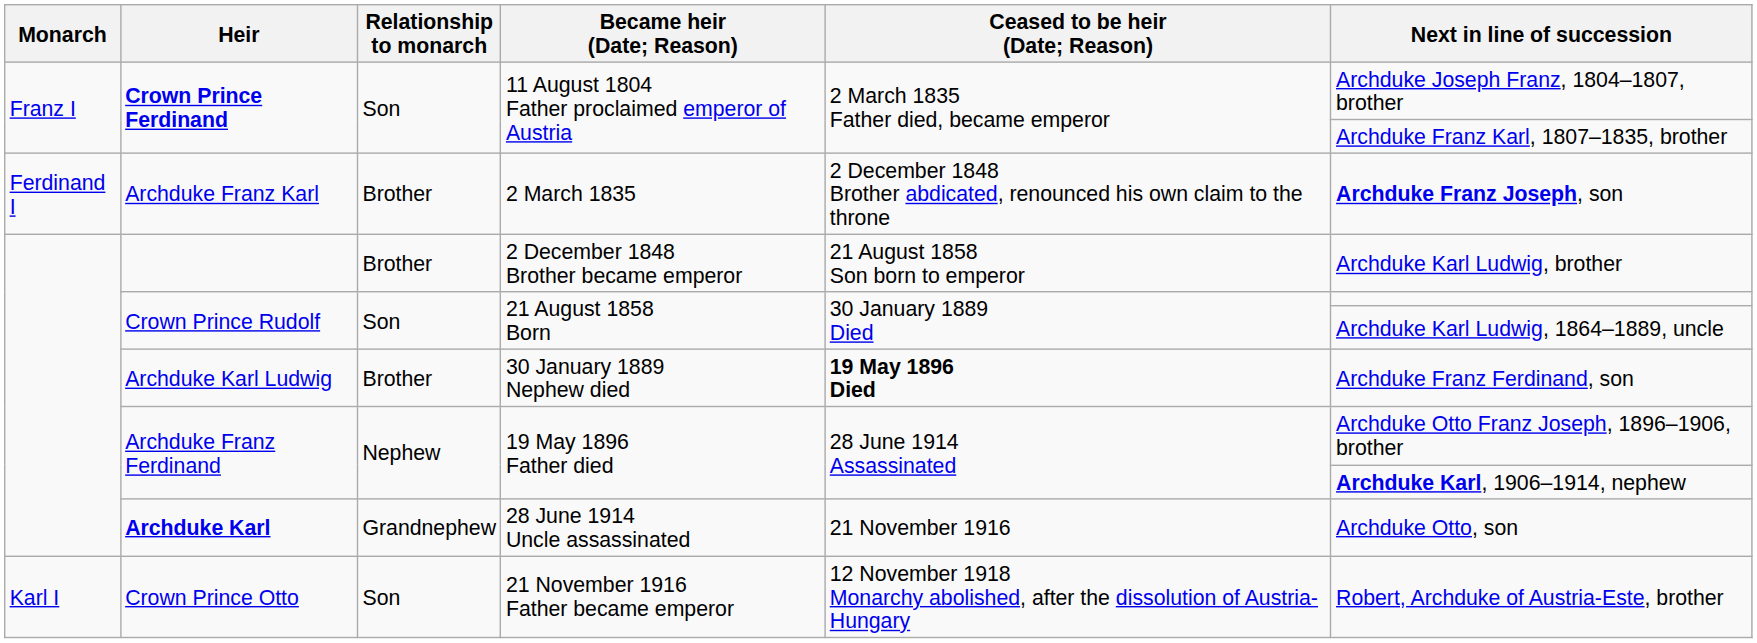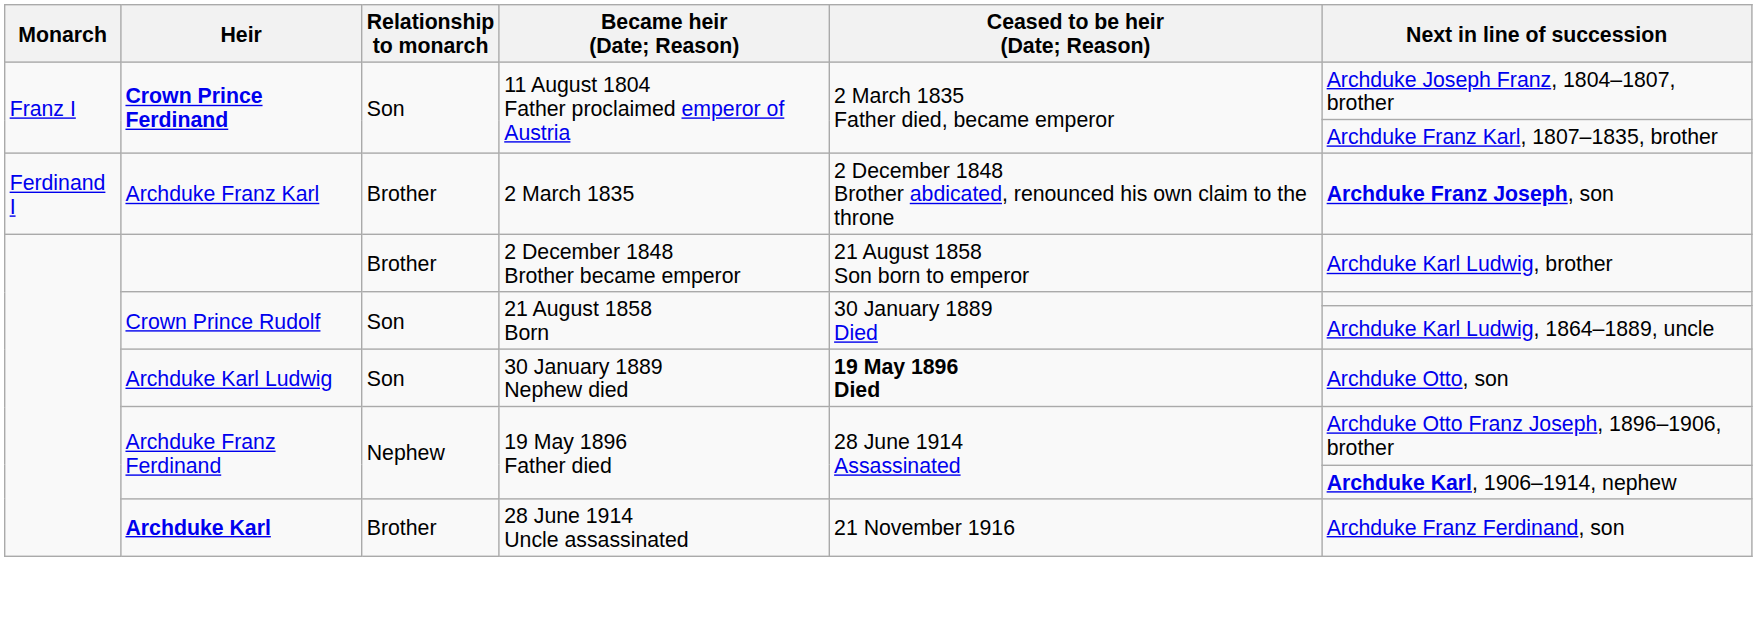(397, 379) Brother -> (386, 379) Son
(1485, 379) Archduke Franz Ferdinand, son -> (1418, 379) Archduke Otto, son
(429, 527) Grandnephew -> (402, 527) Brother
(1427, 527) Archduke Otto, son -> (1476, 527) Archduke Franz Ferdinand, son
- row: (212, 597)
